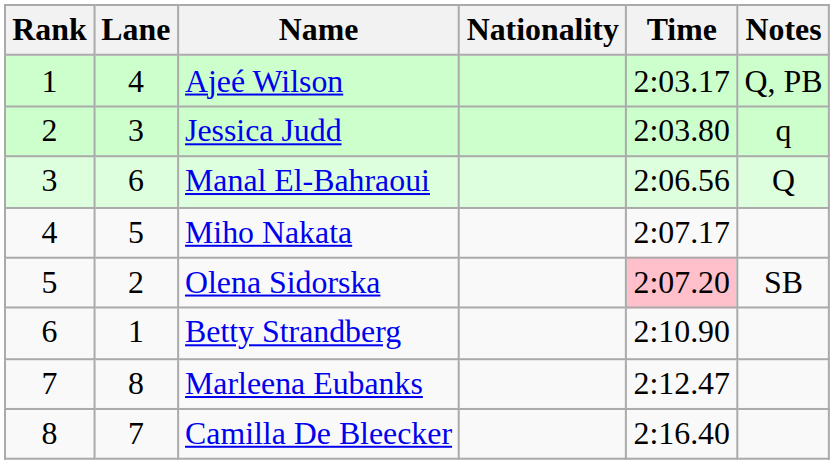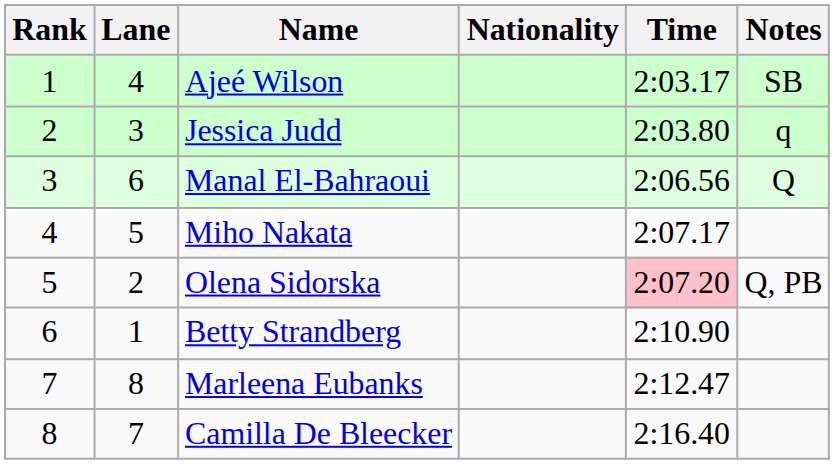(784, 80) Q, PB -> (784, 80) SB
(784, 282) SB -> (784, 282) Q, PB
